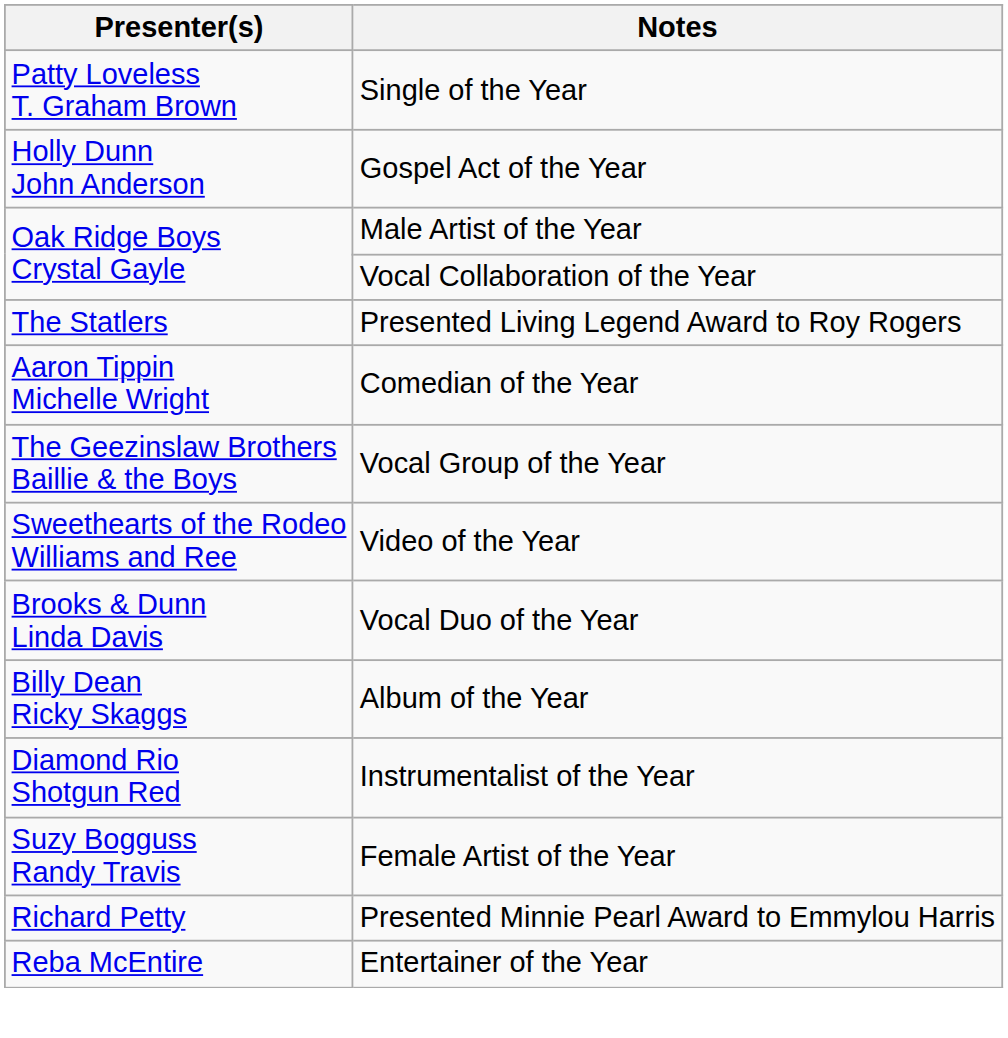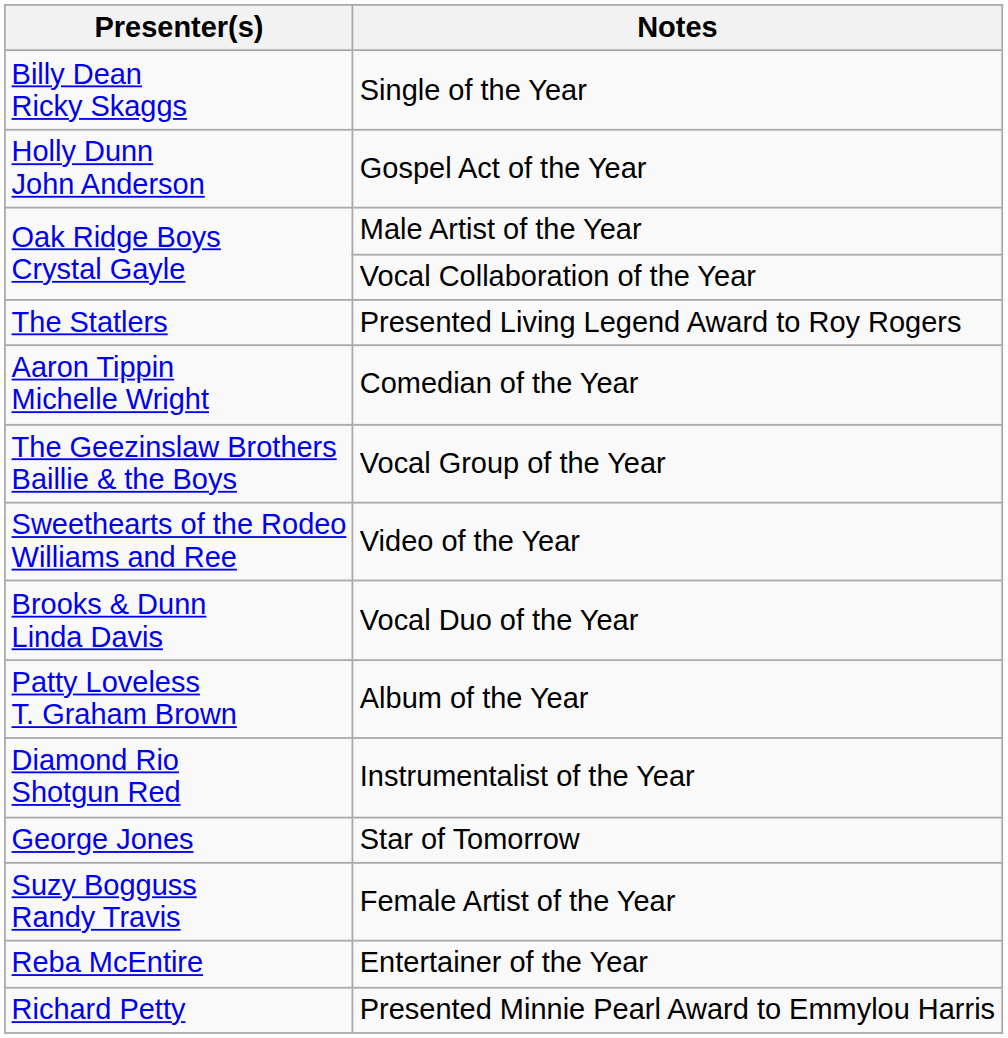(124, 89) Patty Loveless T. Graham Brown -> (99, 89) Billy Dean Ricky Skaggs
(99, 698) Billy Dean Ricky Skaggs -> (124, 698) Patty Loveless T. Graham Brown
+ row: (470, 839)
rows swapped: (677, 917) <-> (504, 963)
